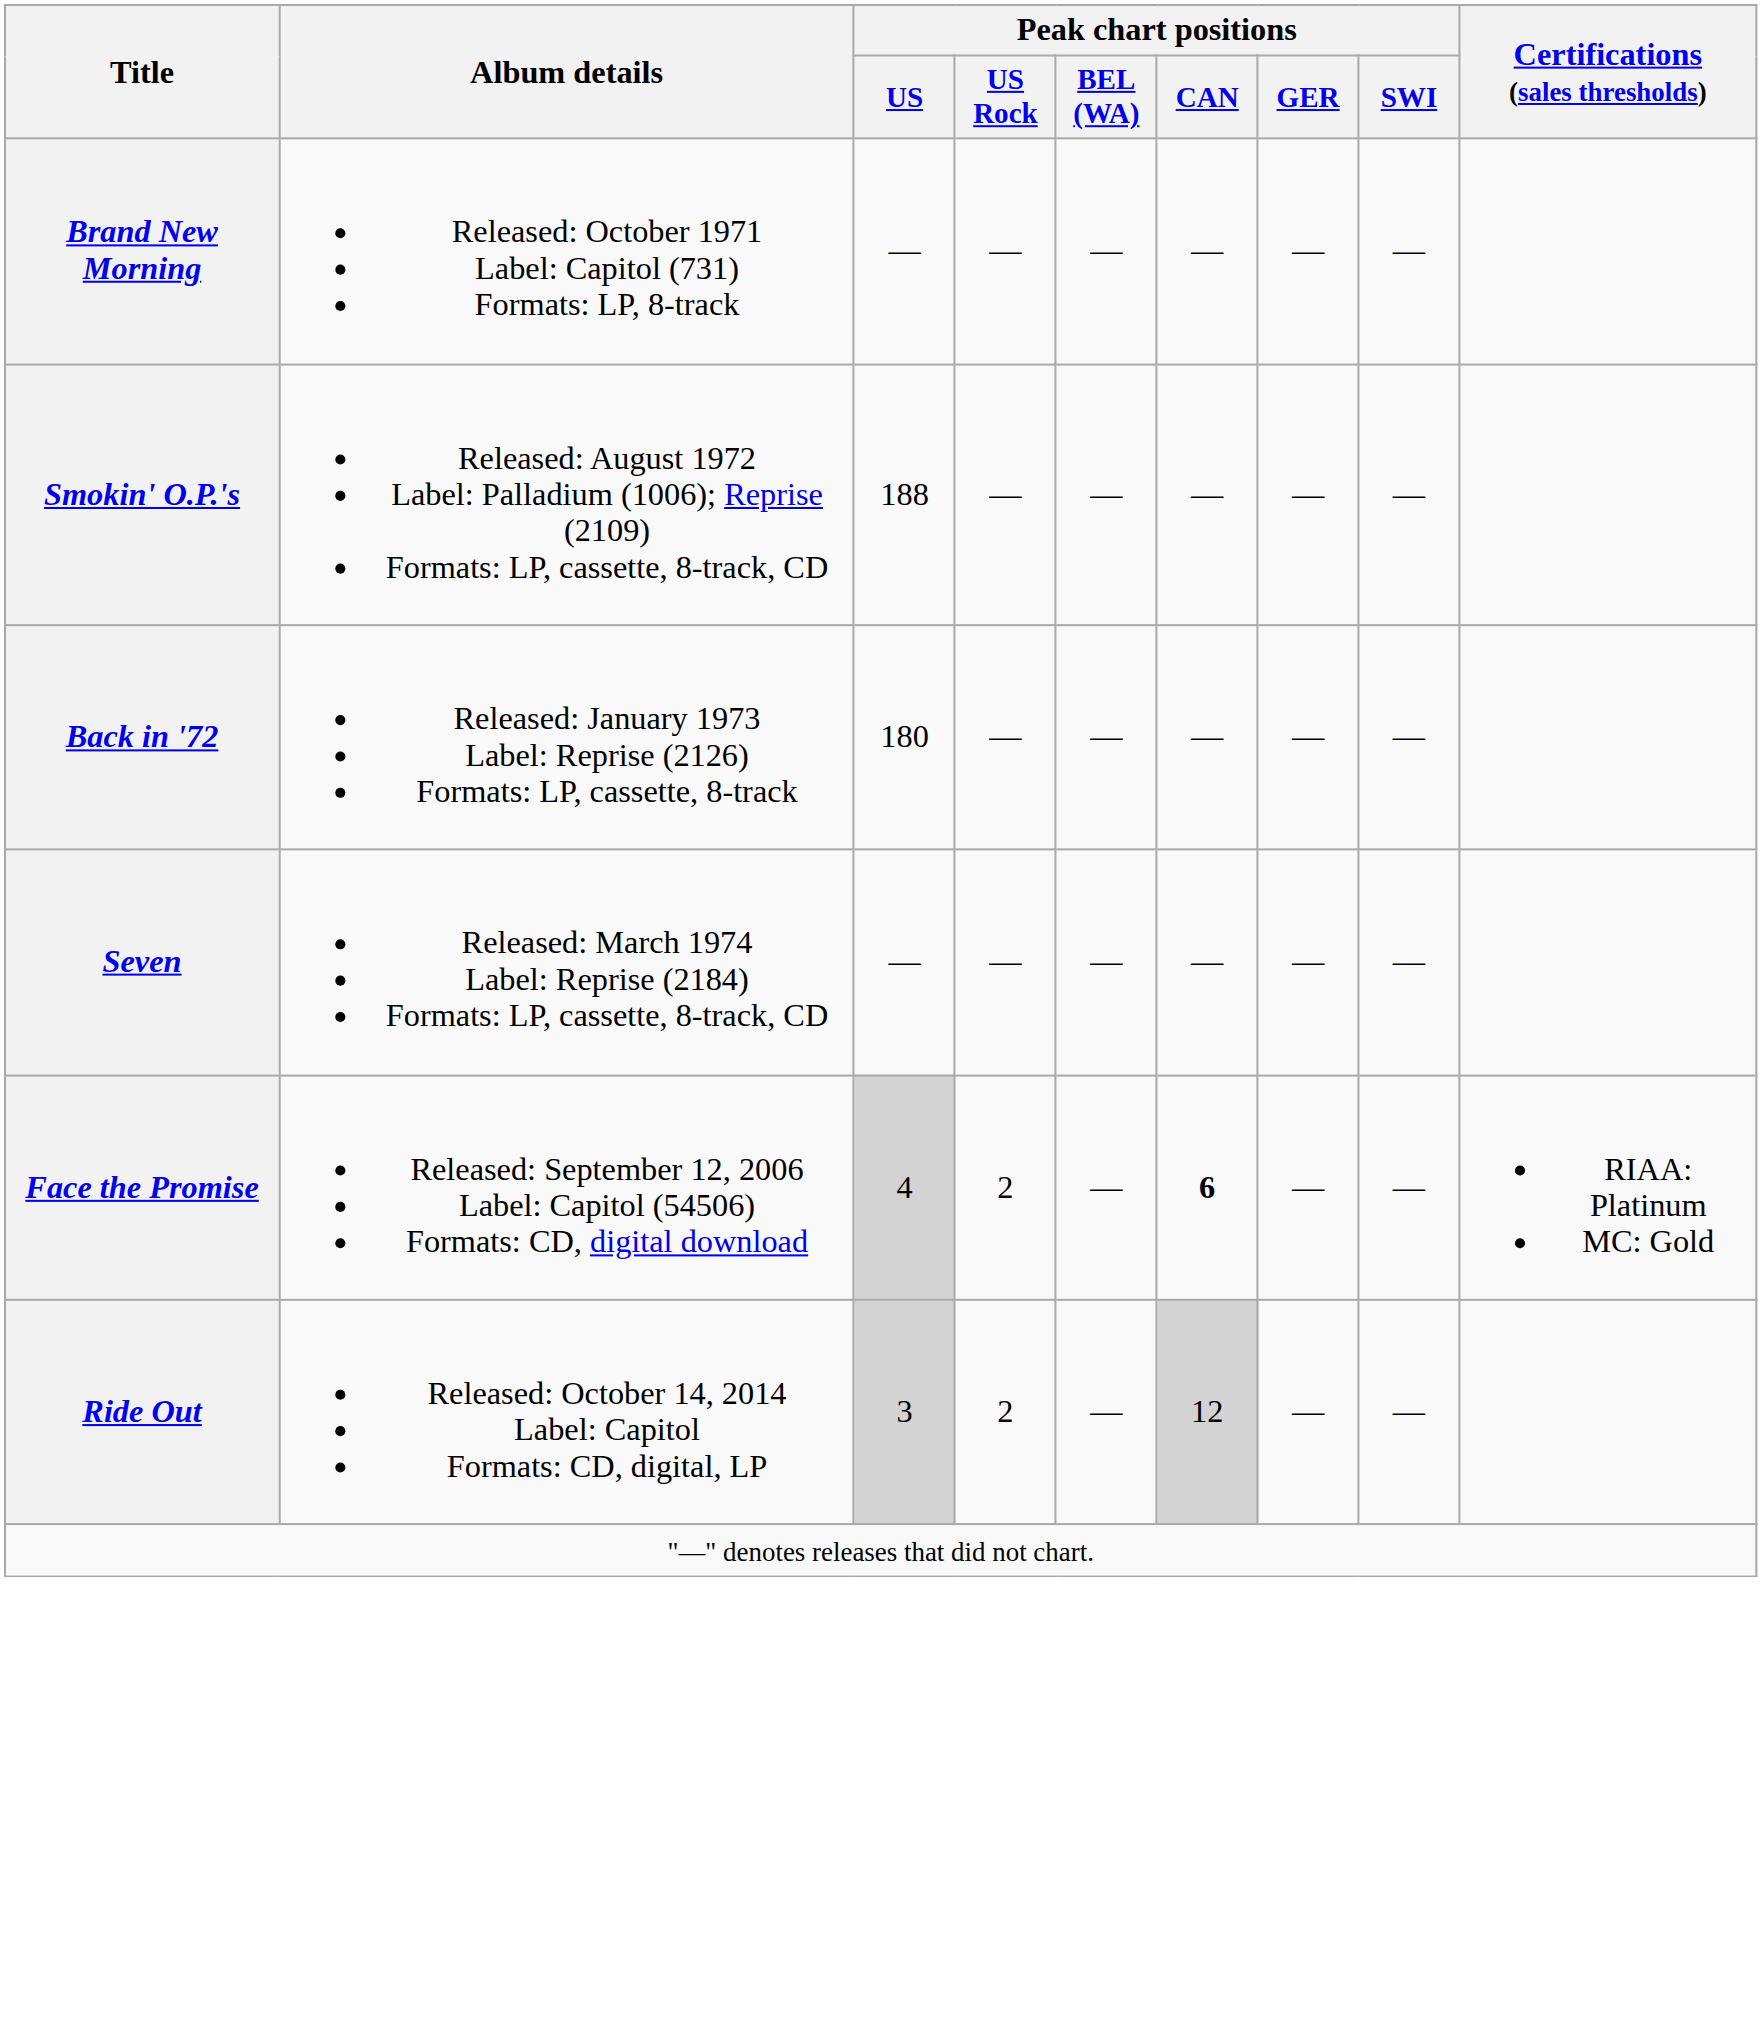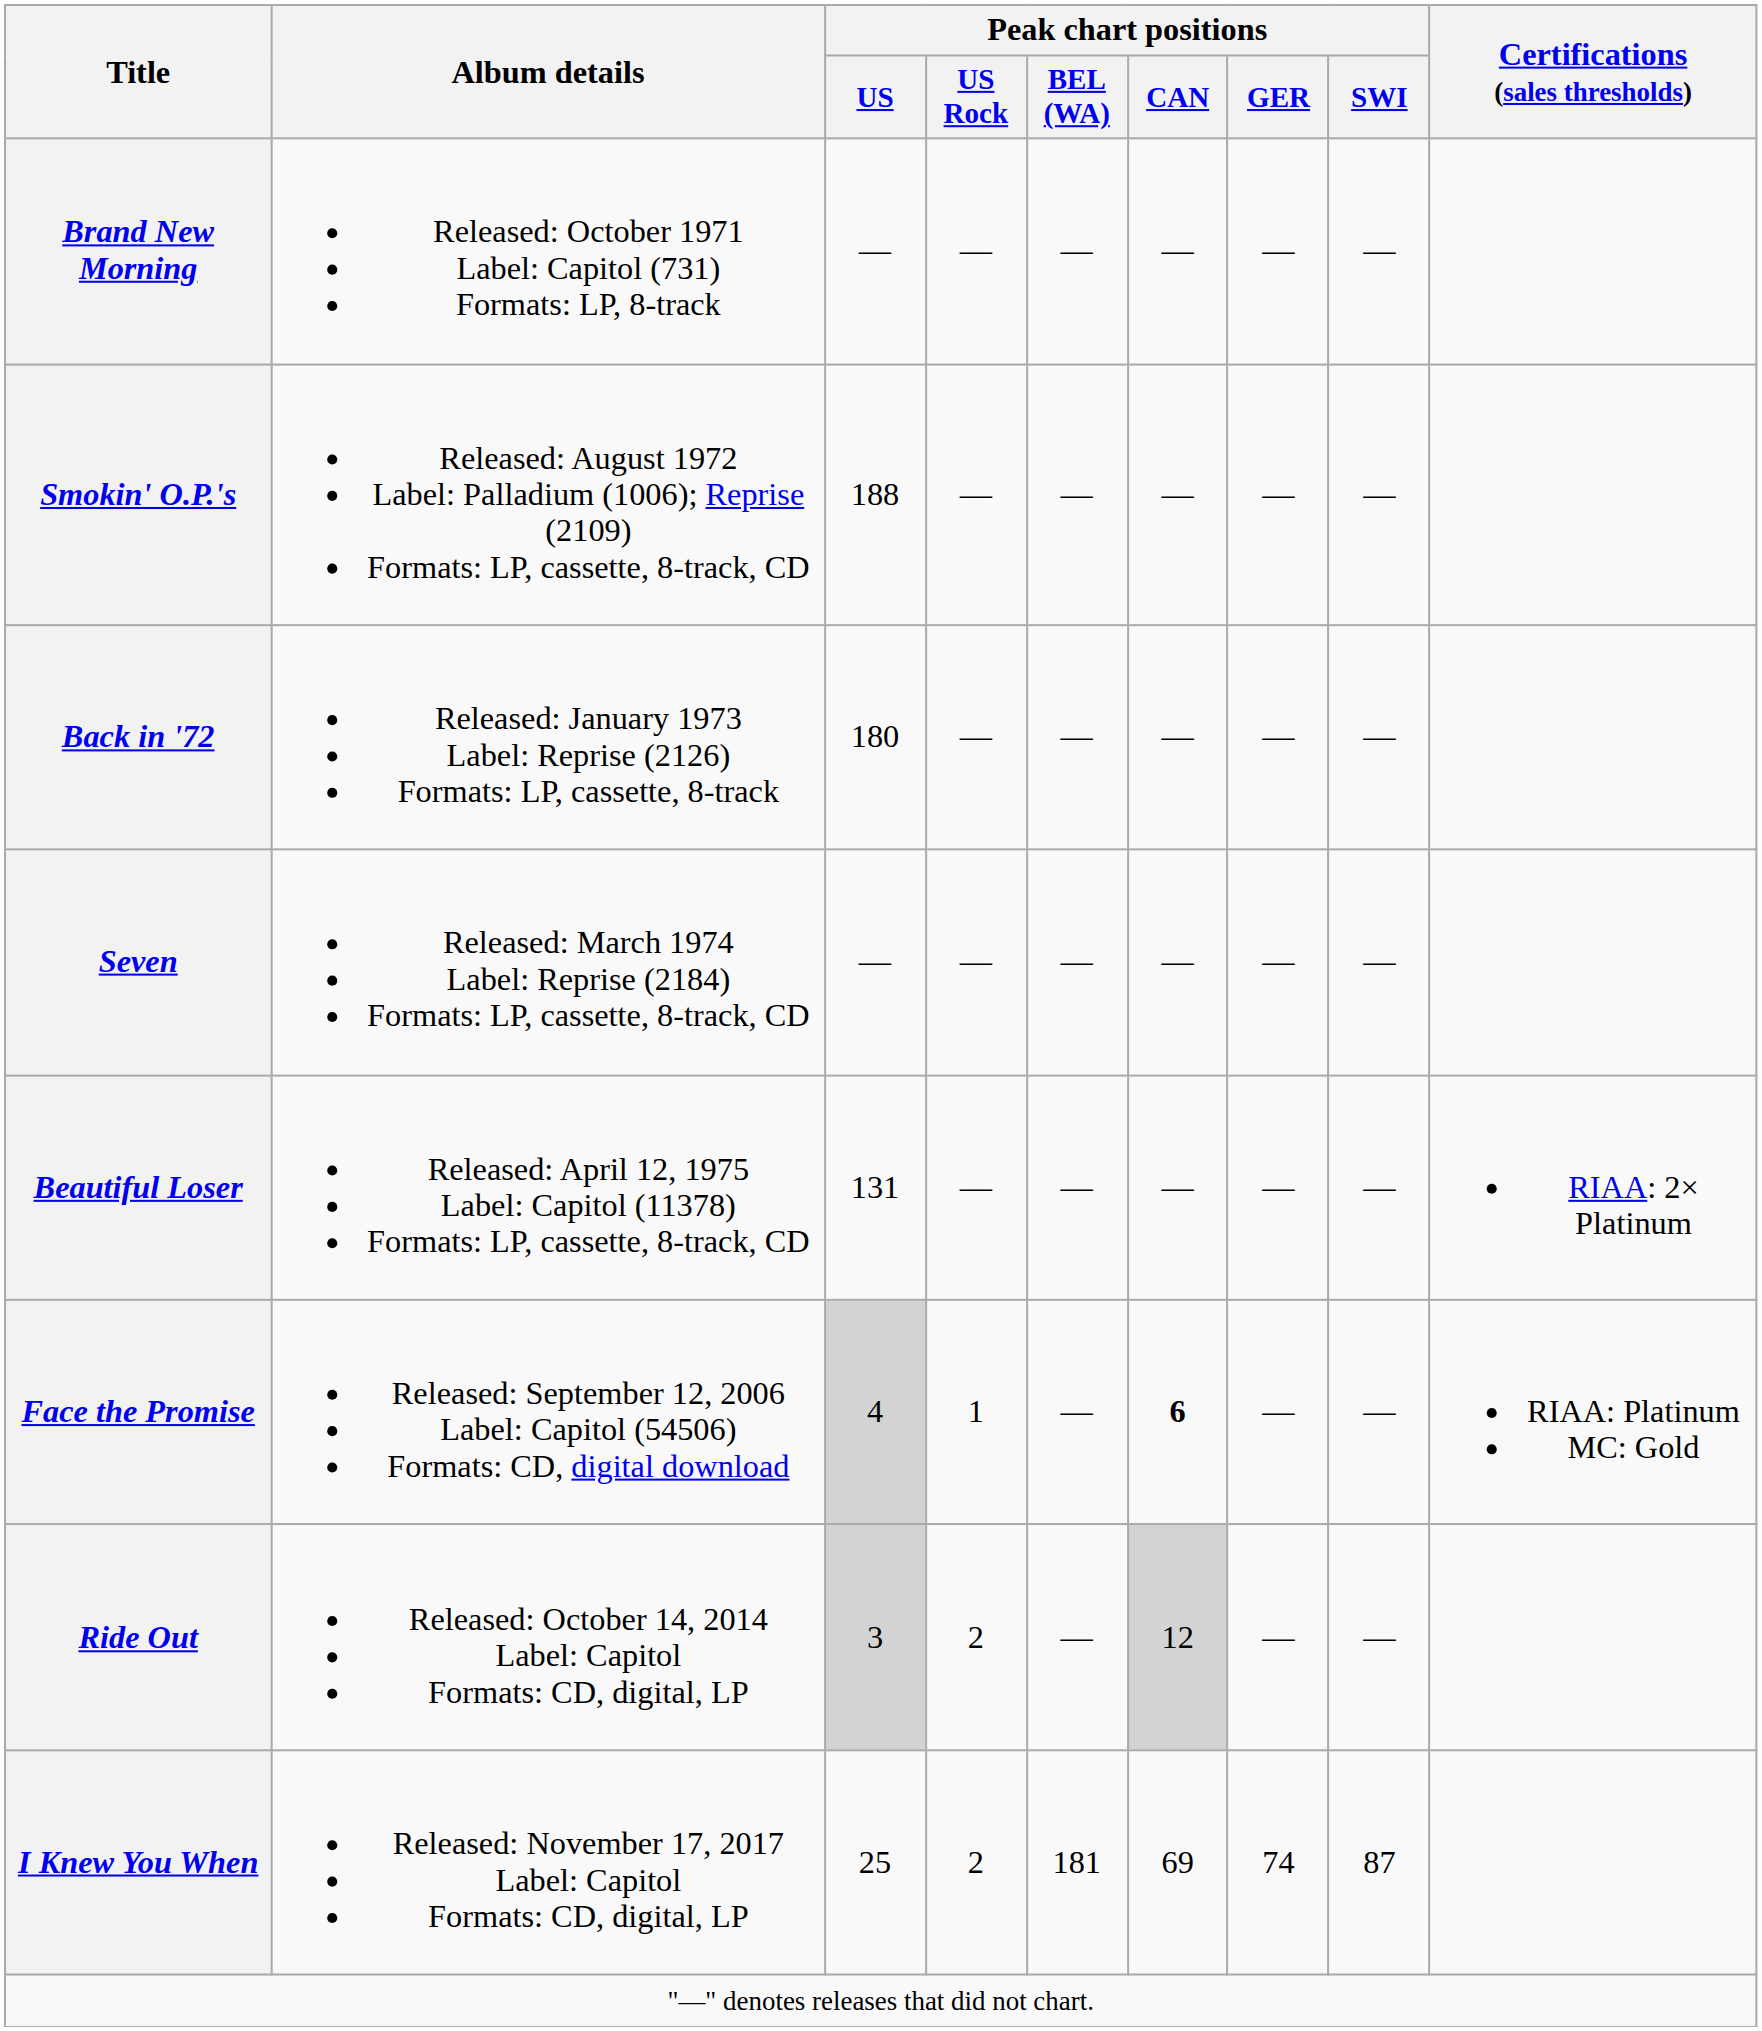+ row: (138, 1186)
(1005, 1186) 2 -> (976, 1411) 1
+ row: (138, 1861)
